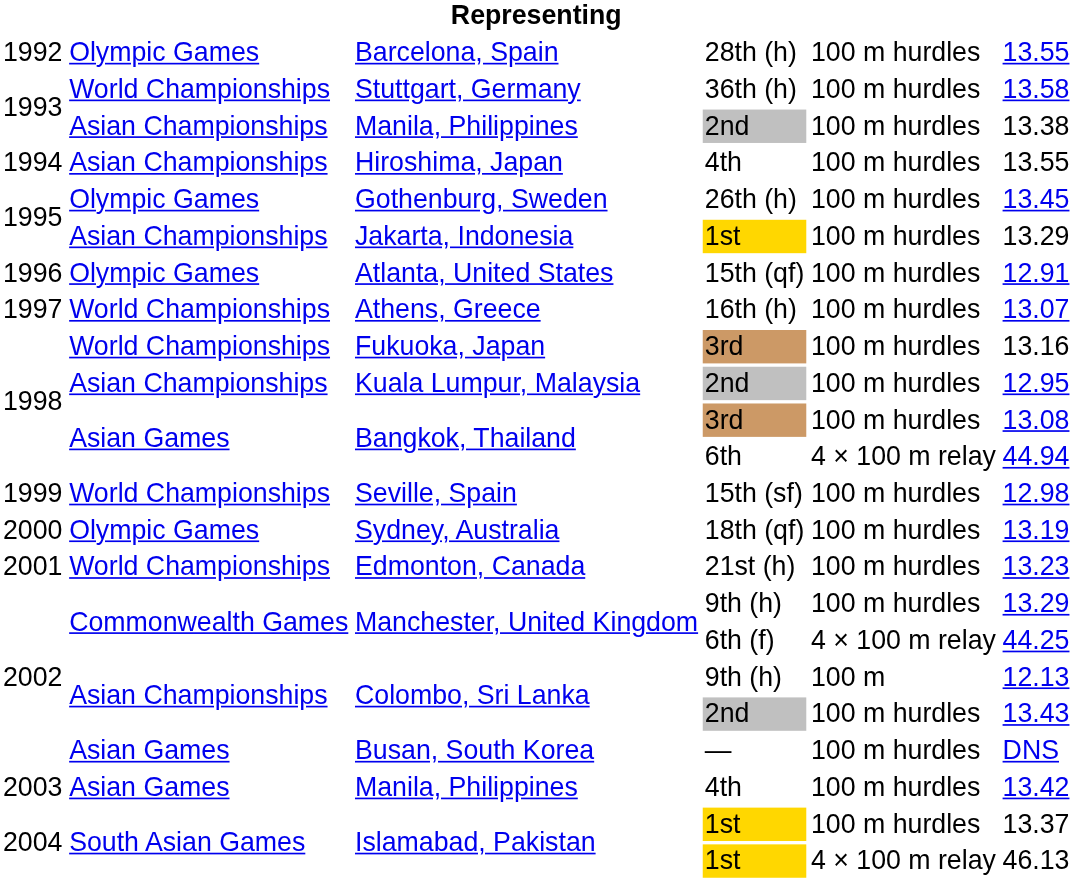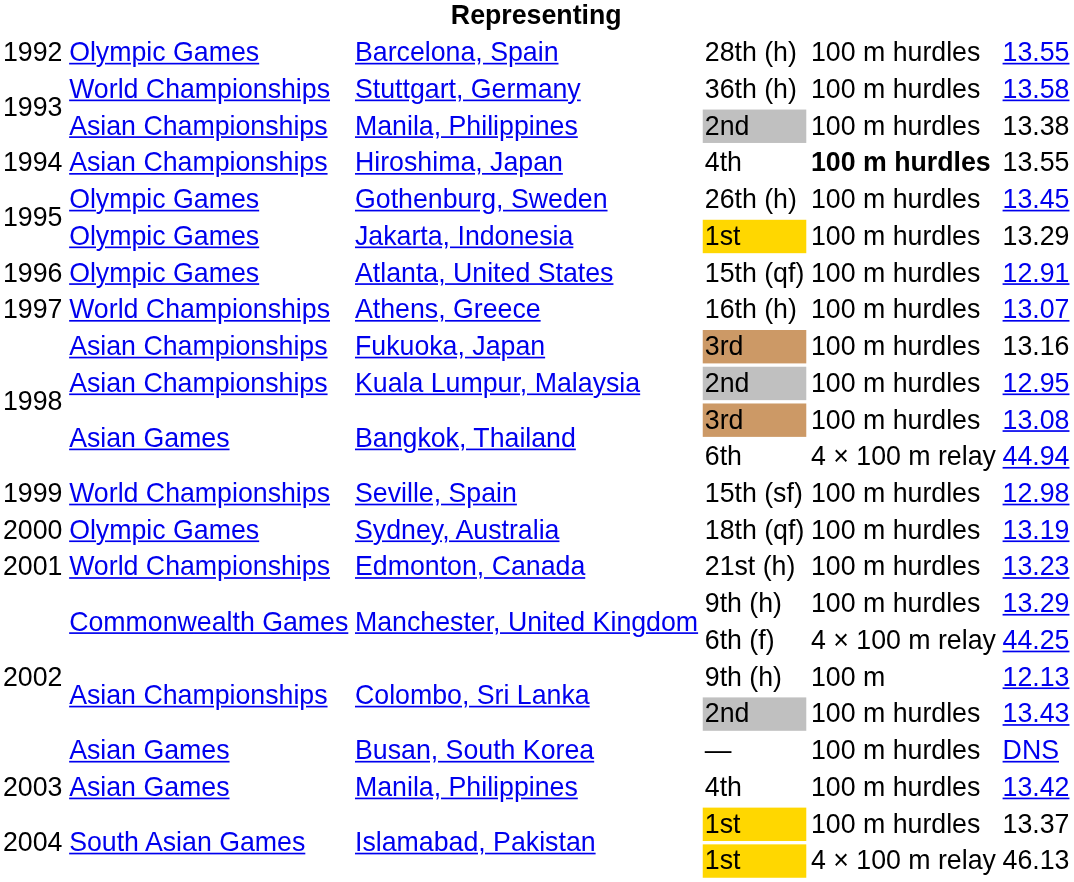(896, 162) normal -> (901, 162) bold
(198, 236) Asian Championships -> (164, 236) Olympic Games
(200, 346) World Championships -> (198, 346) Asian Championships
